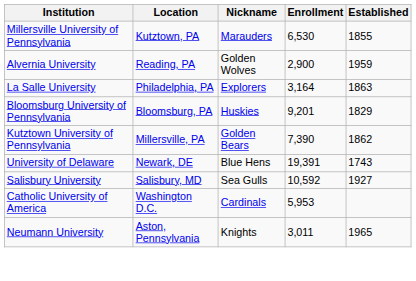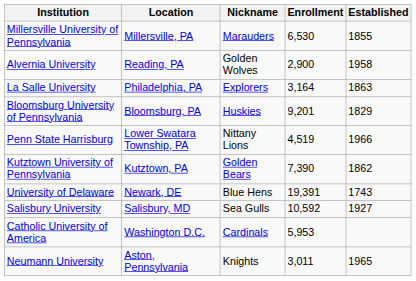(167, 36) Kutztown, PA -> (159, 36) Millersville, PA
(360, 65) 1959 -> (360, 65) 1958
+ row: (60, 140)
(170, 140) Millersville, PA -> (156, 169) Kutztown, PA
